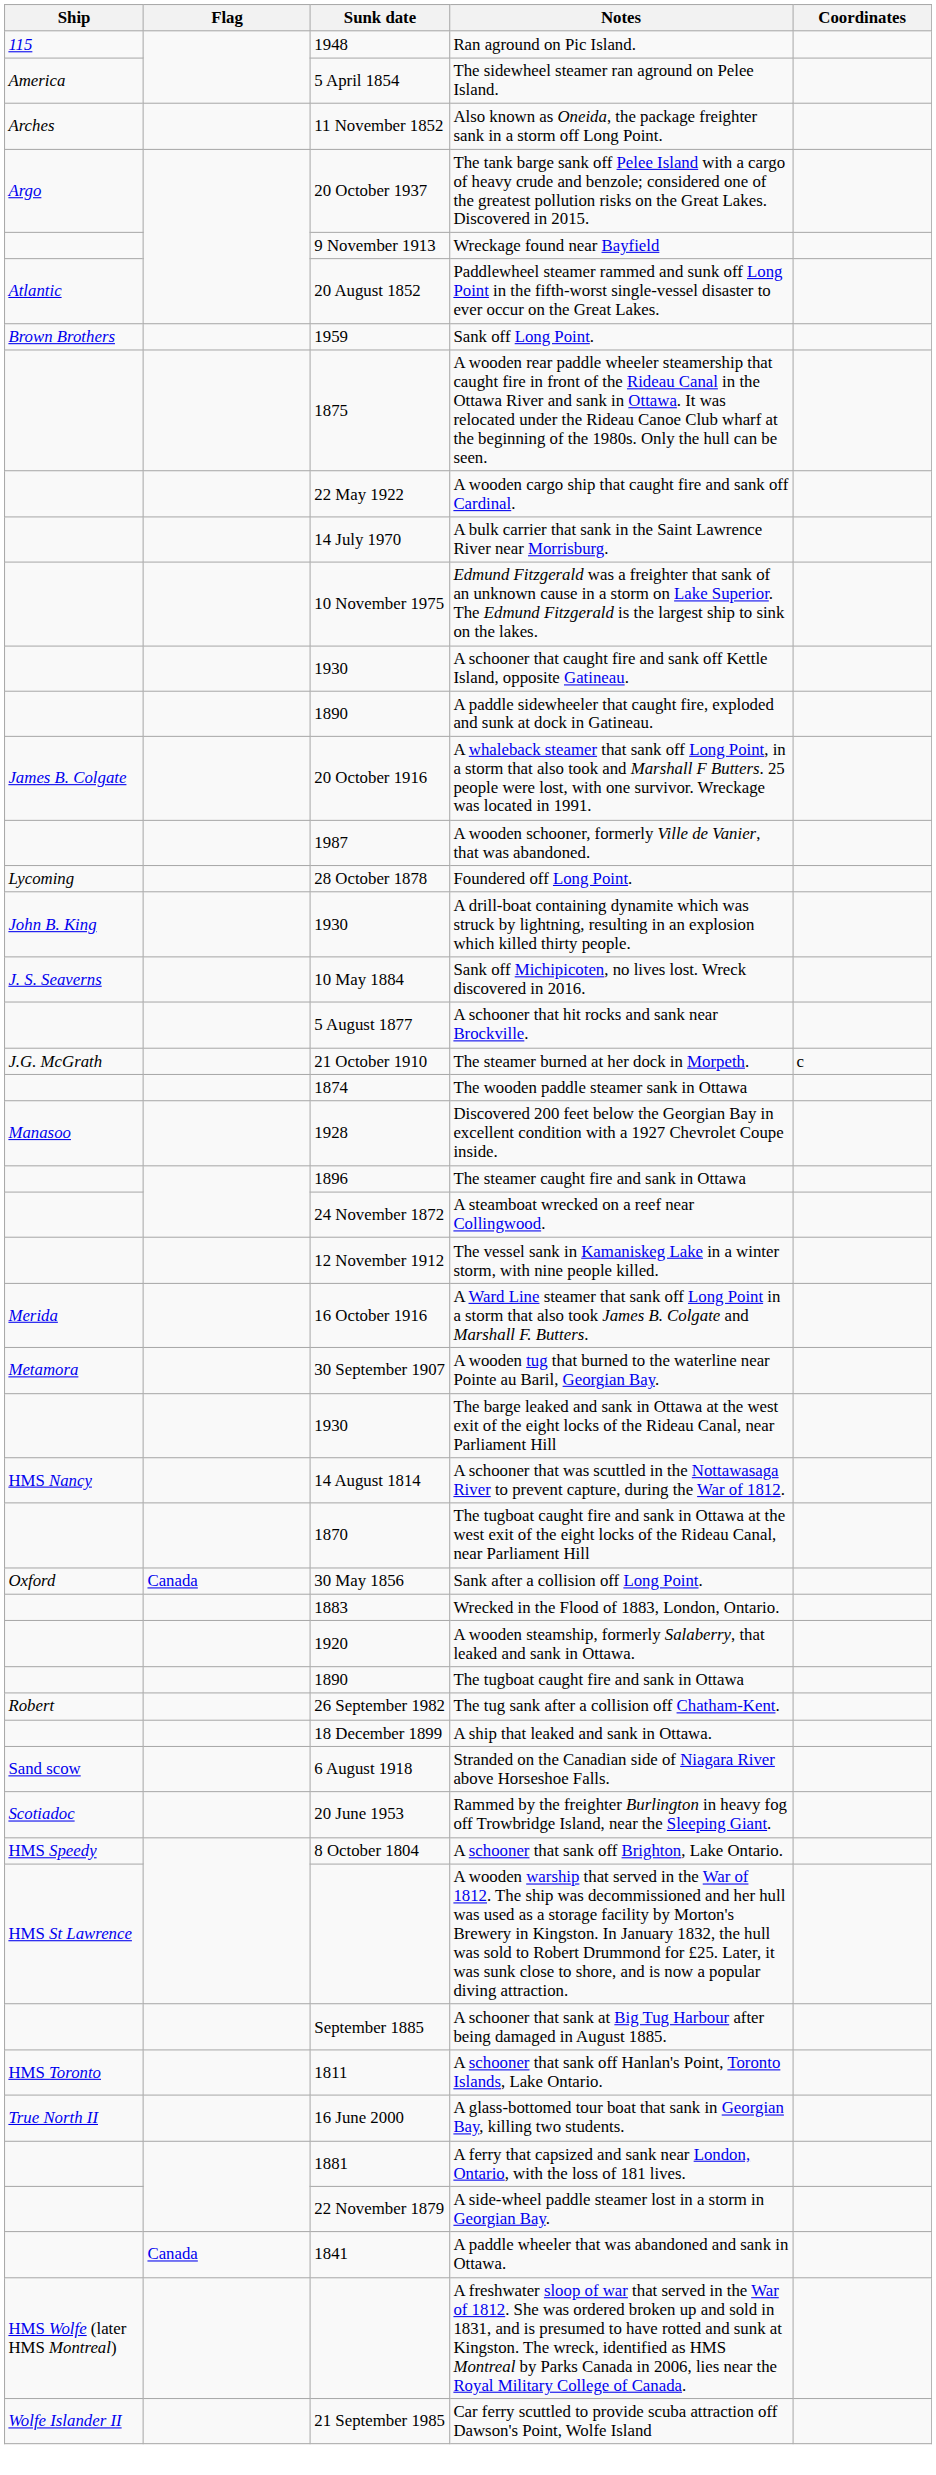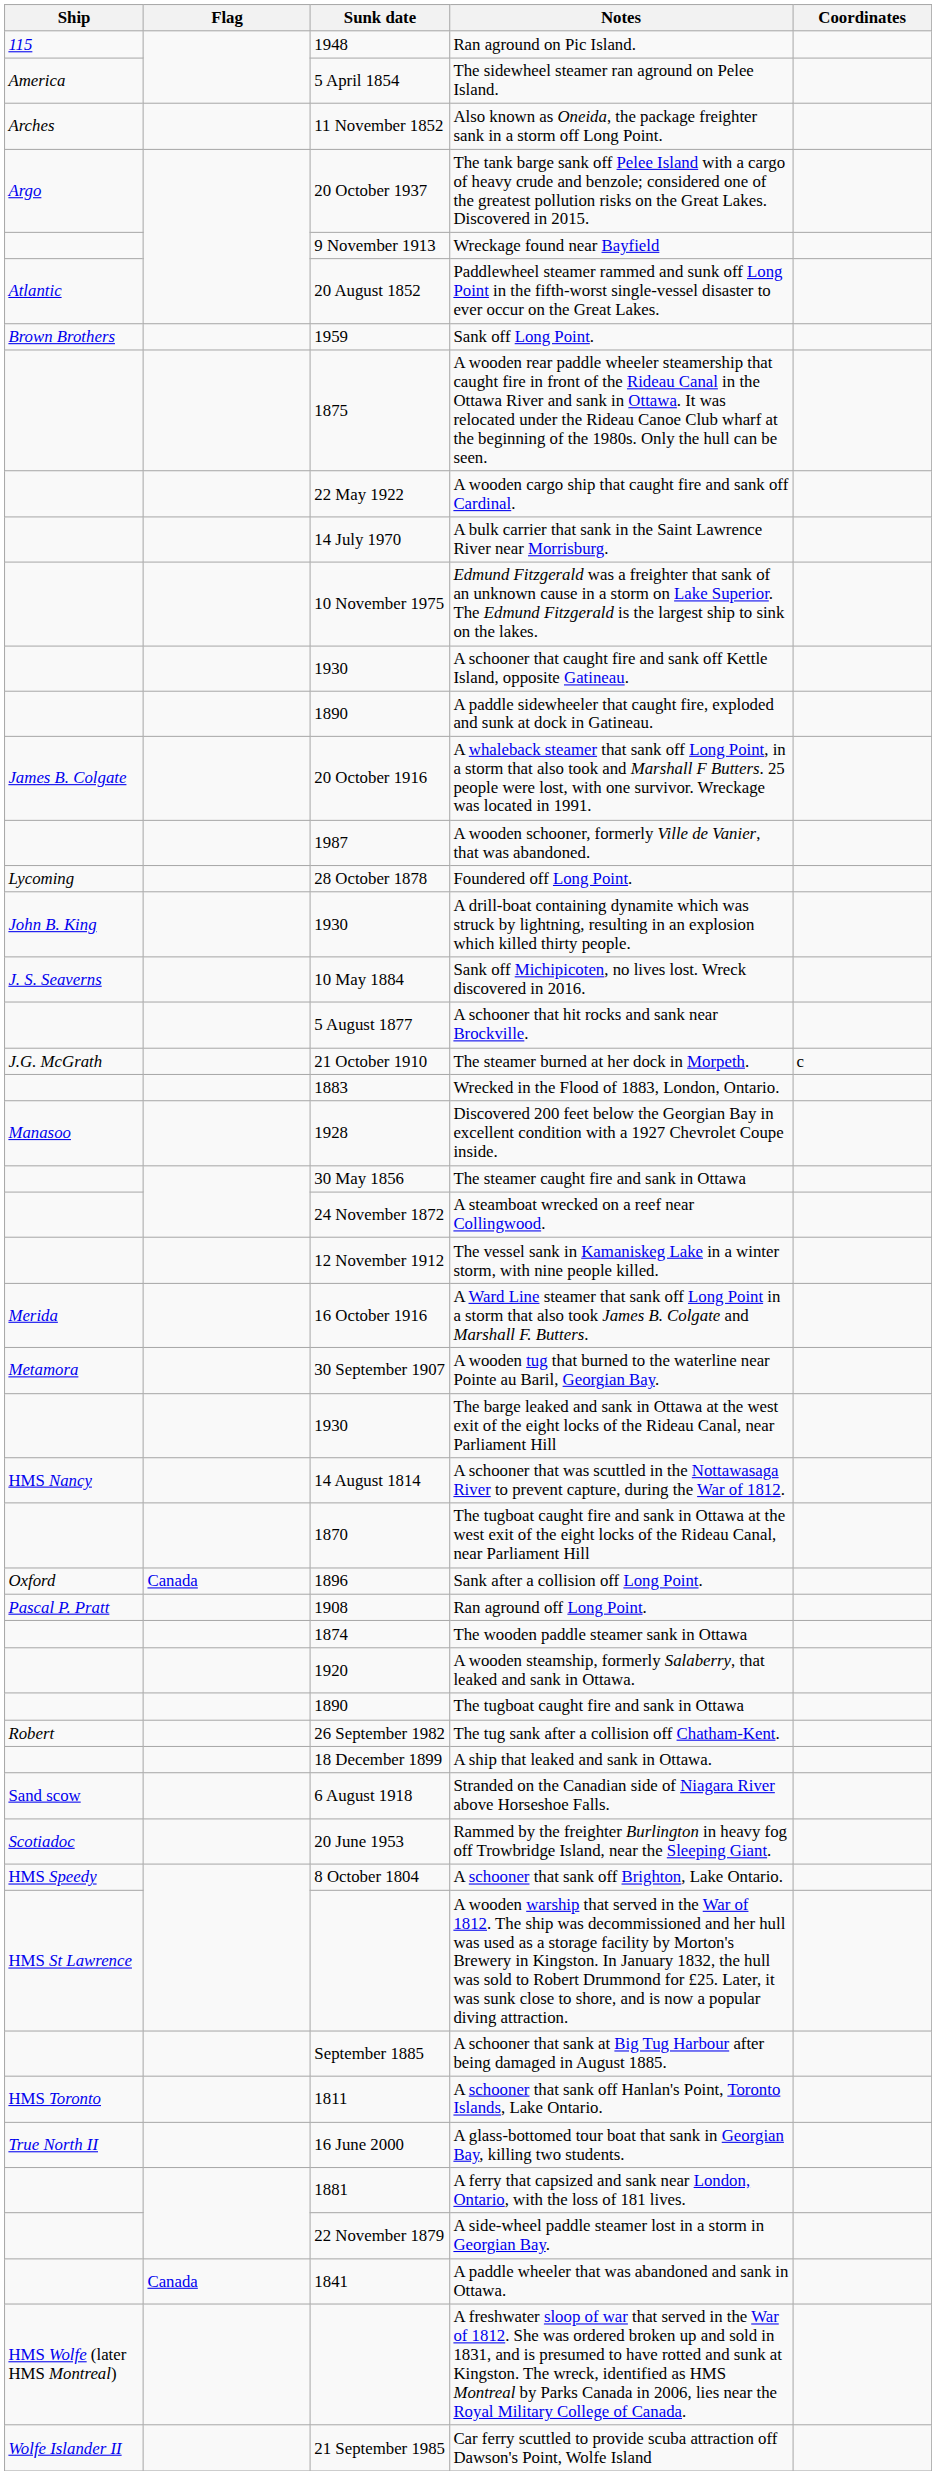rows swapped: (600, 1087) <-> (616, 1607)
(331, 1178) 1896 -> (359, 1178) 30 May 1856
(359, 1580) 30 May 1856 -> (331, 1580) 1896
+ row: (550, 1607)
